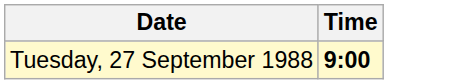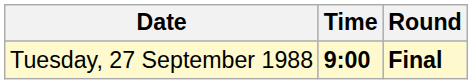+ column: (425, 22)
